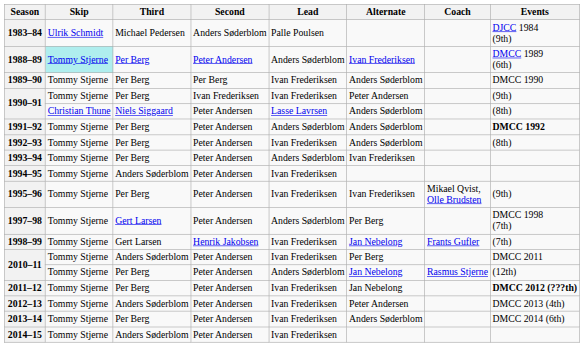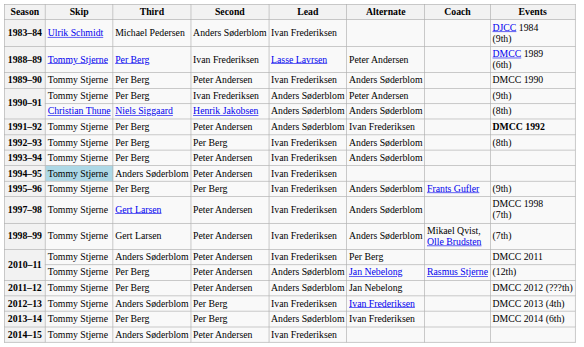(298, 33) Palle Poulsen -> (304, 33) Ivan Frederiksen
(78, 59) paleturquoise background -> (78, 59) no background
(223, 59) Peter Andersen -> (226, 59) Ivan Frederiksen
(308, 59) Anders Søderblom -> (299, 59) Lasse Lavrsen
(382, 59) Ivan Frederiksen -> (379, 59) Peter Andersen
(210, 80) Per Berg -> (223, 80) Peter Andersen
(304, 96) Ivan Frederiksen -> (308, 96) Anders Søderblom
(223, 111) Peter Andersen -> (226, 111) Henrik Jakobsen
(299, 111) Lasse Lavrsen -> (308, 111) Anders Søderblom
(386, 127) Anders Søderblom -> (382, 127) Ivan Frederiksen
(223, 142) Peter Andersen -> (210, 142) Per Berg
(308, 158) Anders Søderblom -> (304, 158) Ivan Frederiksen
(382, 158) Ivan Frederiksen -> (386, 158) Anders Søderblom
(78, 173) no background -> (78, 173) lightblue background
(223, 194) Peter Andersen -> (210, 188) Per Berg
(382, 194) Ivan Frederiksen -> (386, 188) Anders Søderblom
(454, 194) Mikael Qvist, Olle Brudsten -> (453, 188) Frants Gufler
(308, 220) Anders Søderblom -> (304, 209) Ivan Frederiksen
(366, 220) Per Berg -> (386, 209) Anders Søderblom
(226, 241) Henrik Jakobsen -> (223, 236) Peter Andersen
(376, 241) Jan Nebelong -> (386, 236) Anders Søderblom
(453, 241) Frants Gufler -> (454, 236) Mikael Qvist, Olle Brudsten
(304, 288) Ivan Frederiksen -> (308, 288) Anders Søderblom
(535, 288) bold -> (533, 288) normal
(223, 303) Peter Andersen -> (210, 303) Per Berg
(379, 303) Peter Andersen -> (382, 303) Ivan Frederiksen
(223, 319) Peter Andersen -> (210, 319) Per Berg
(304, 319) Ivan Frederiksen -> (308, 319) Anders Søderblom
(386, 319) Anders Søderblom -> (382, 319) Ivan Frederiksen
